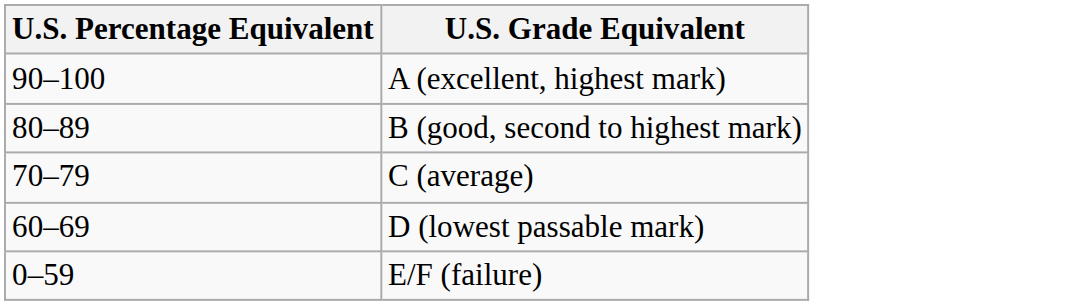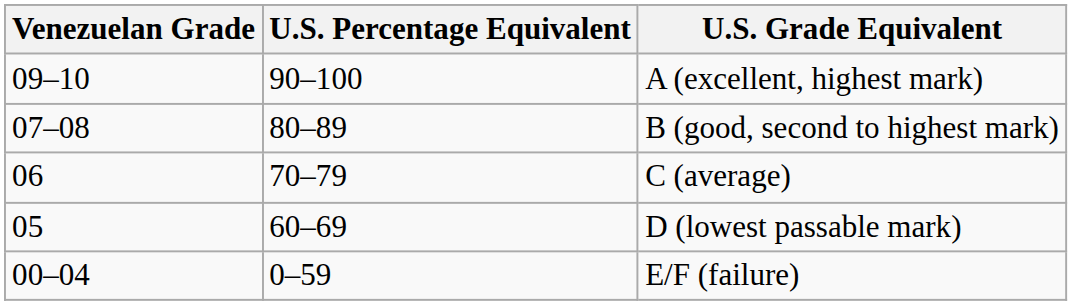+ column: (134, 29)
